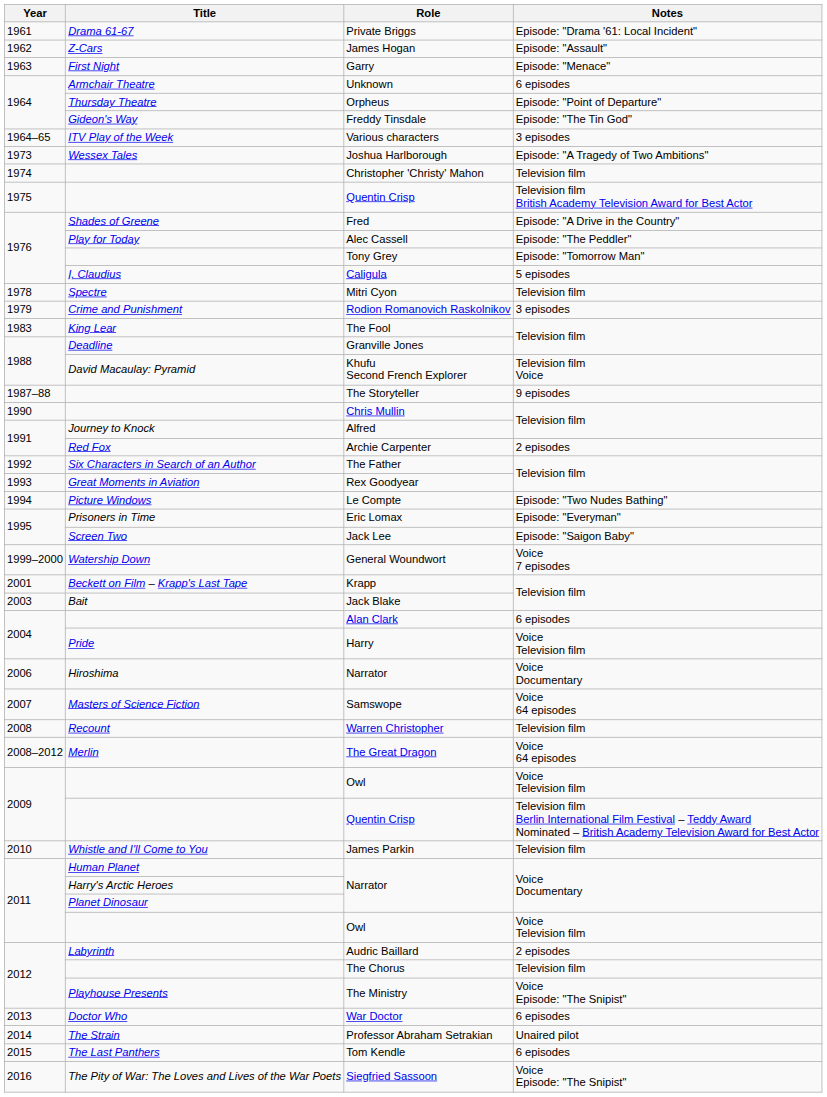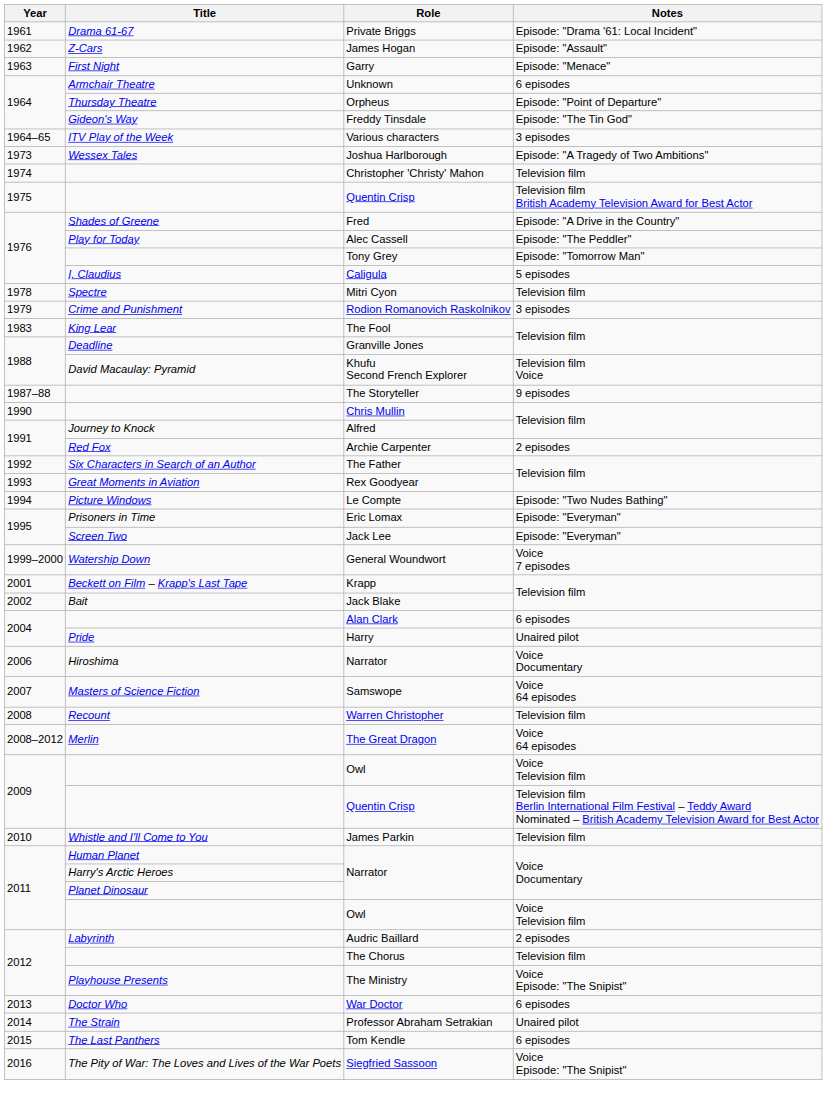(575, 535) Episode: "Saigon Baby" -> (568, 535) Episode: "Everyman"
(19, 601) 2003 -> (19, 601) 2002
(551, 643) Voice Television film -> (547, 637) Unaired pilot
